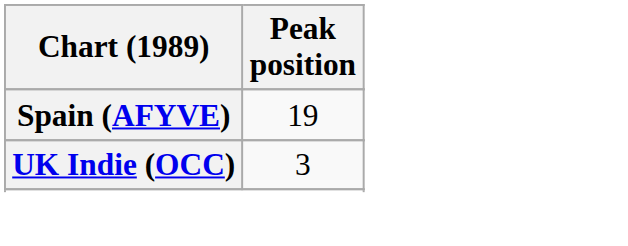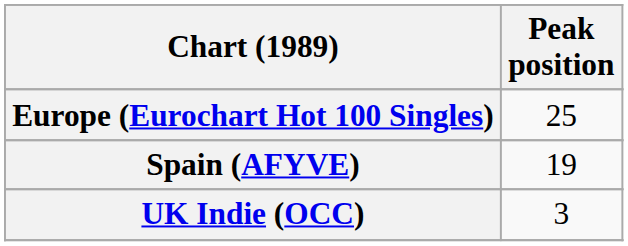+ row: (253, 114)
